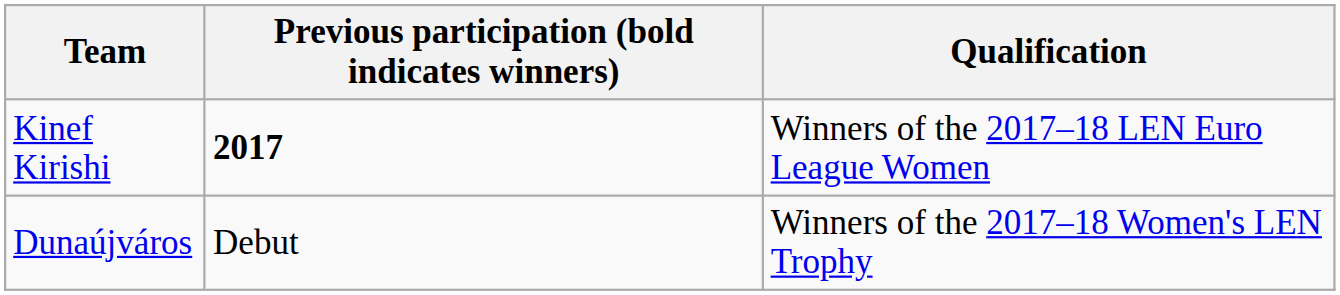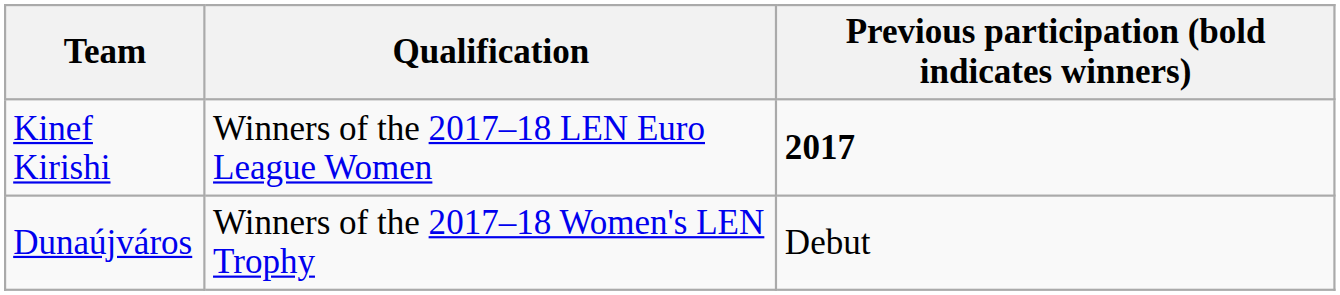columns swapped: (1048, 51) <-> (484, 51)
